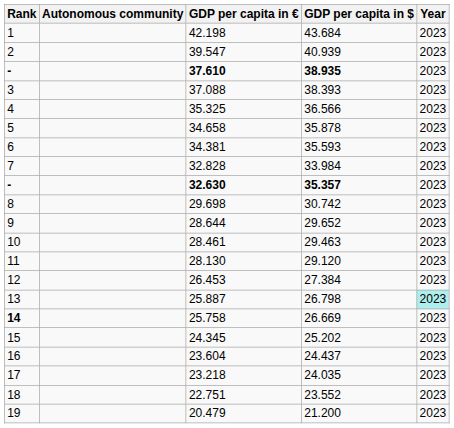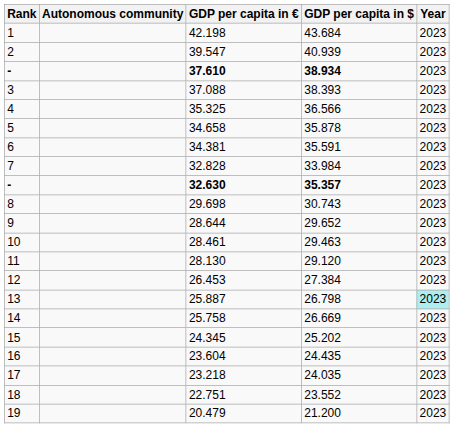(323, 71) 38.935 -> (323, 71) 38.934
(323, 147) 35.593 -> (323, 147) 35.591
(323, 204) 30.742 -> (323, 204) 30.743
(14, 318) bold -> (14, 318) normal
(323, 356) 24.437 -> (323, 356) 24.435
